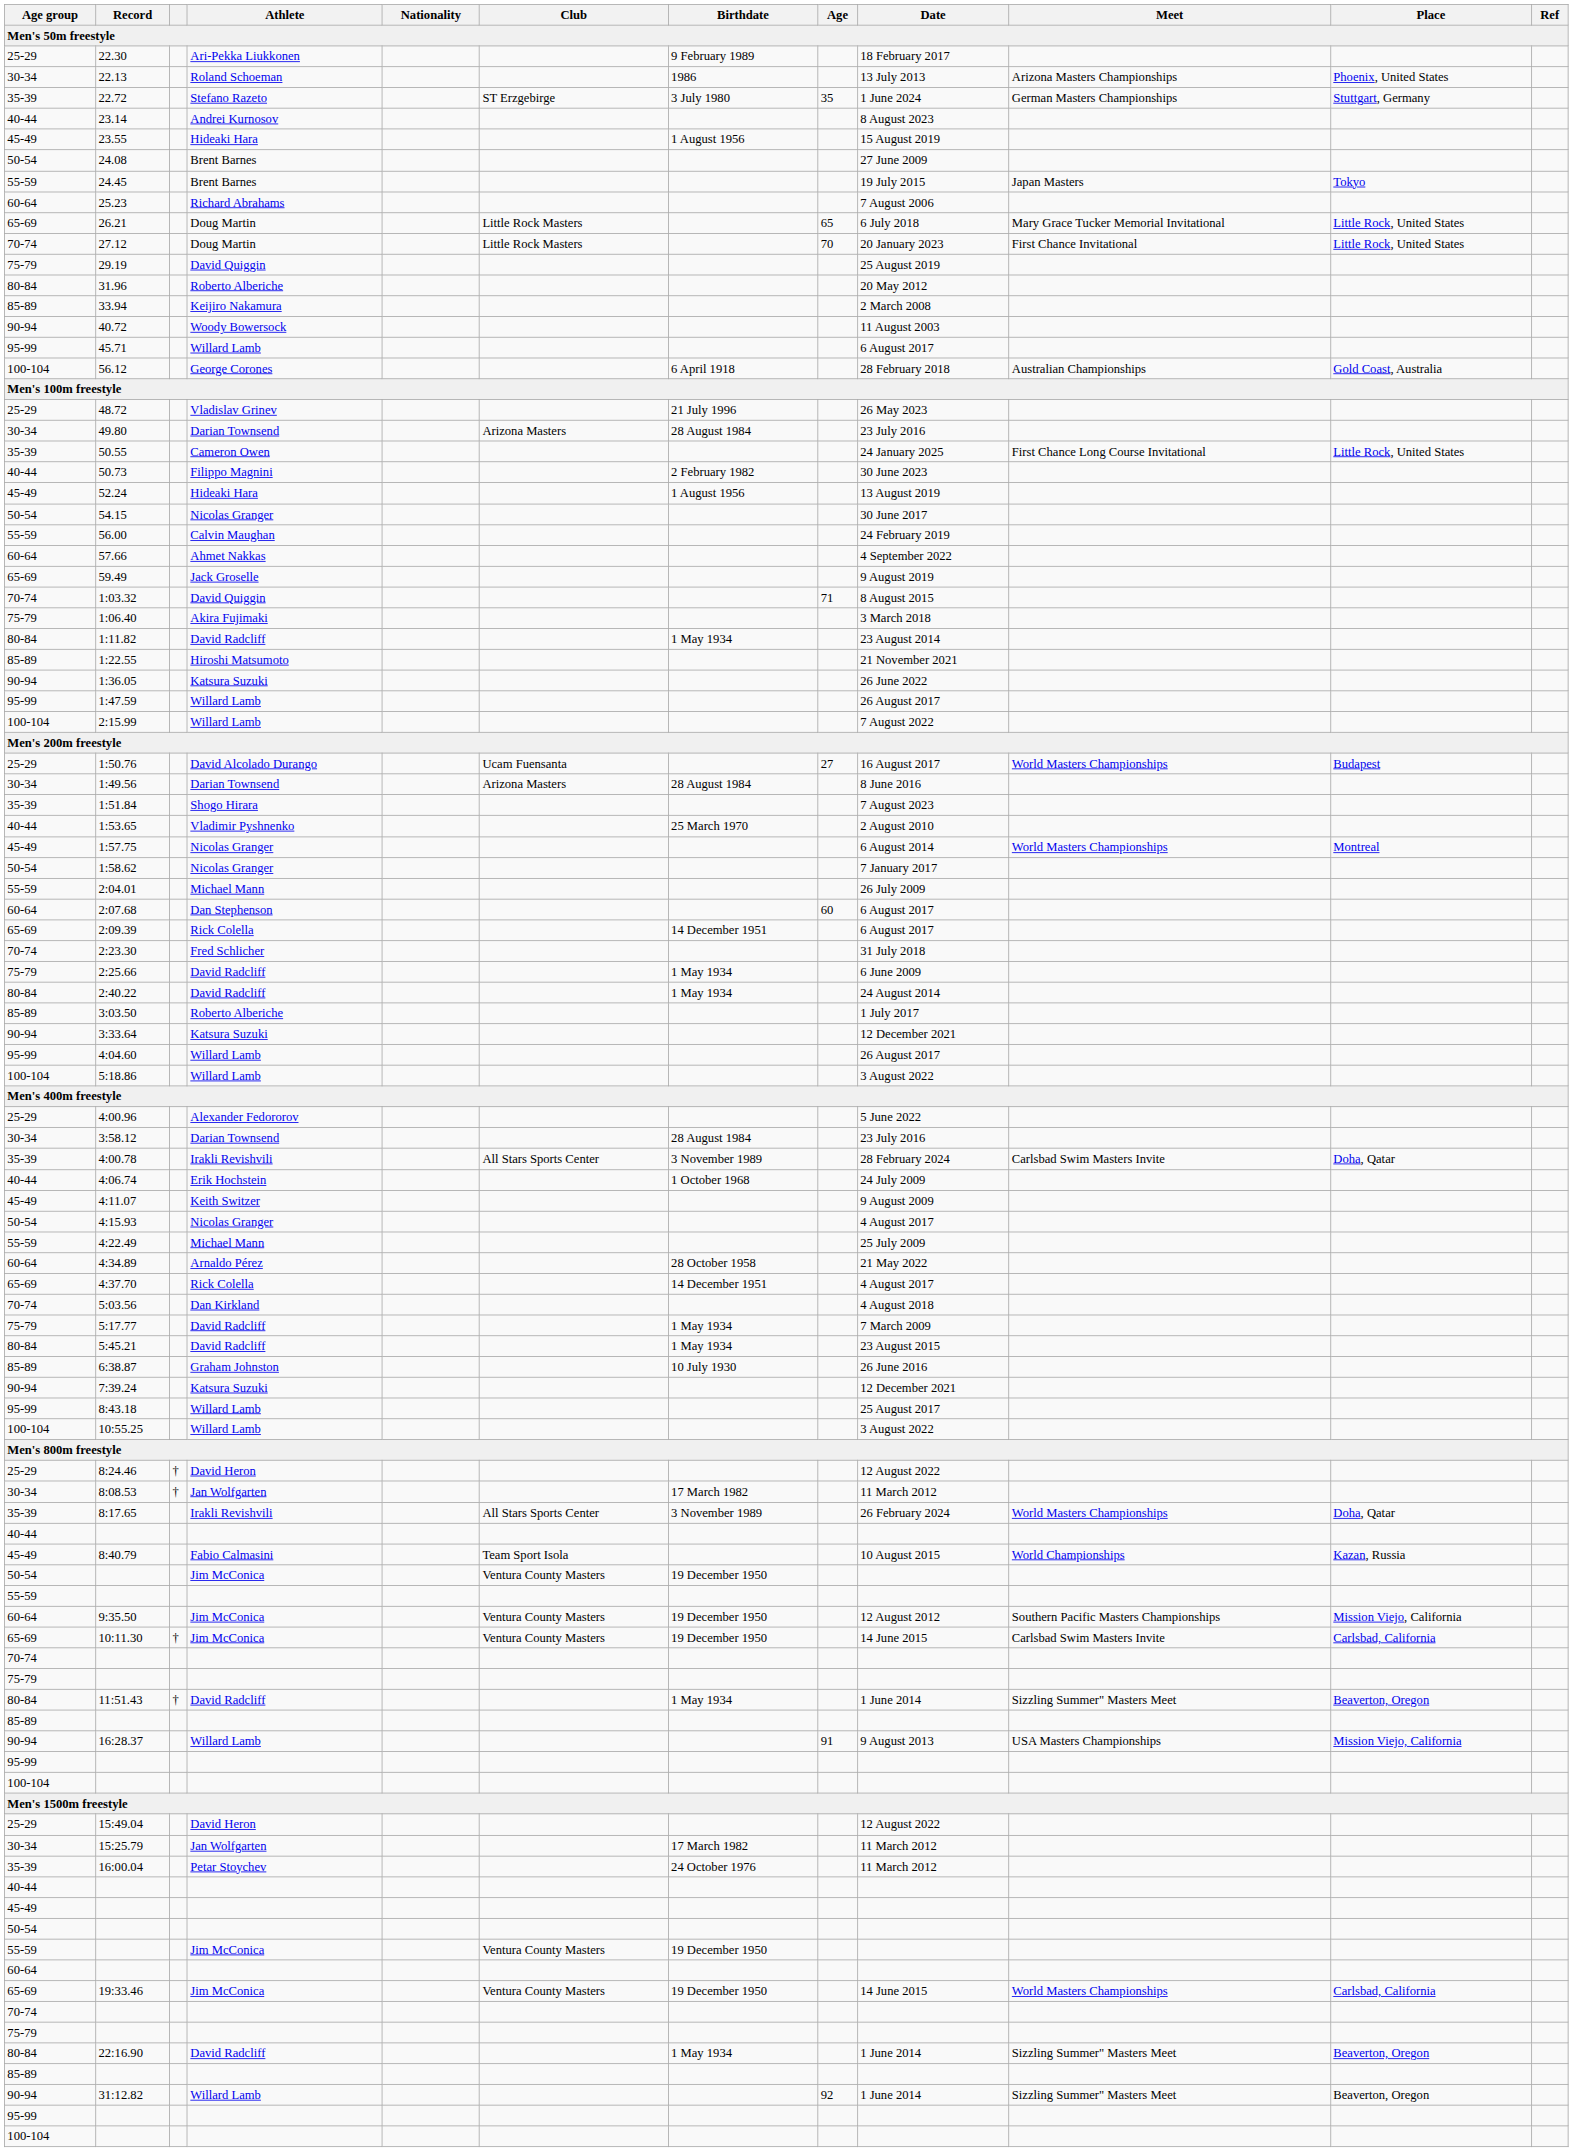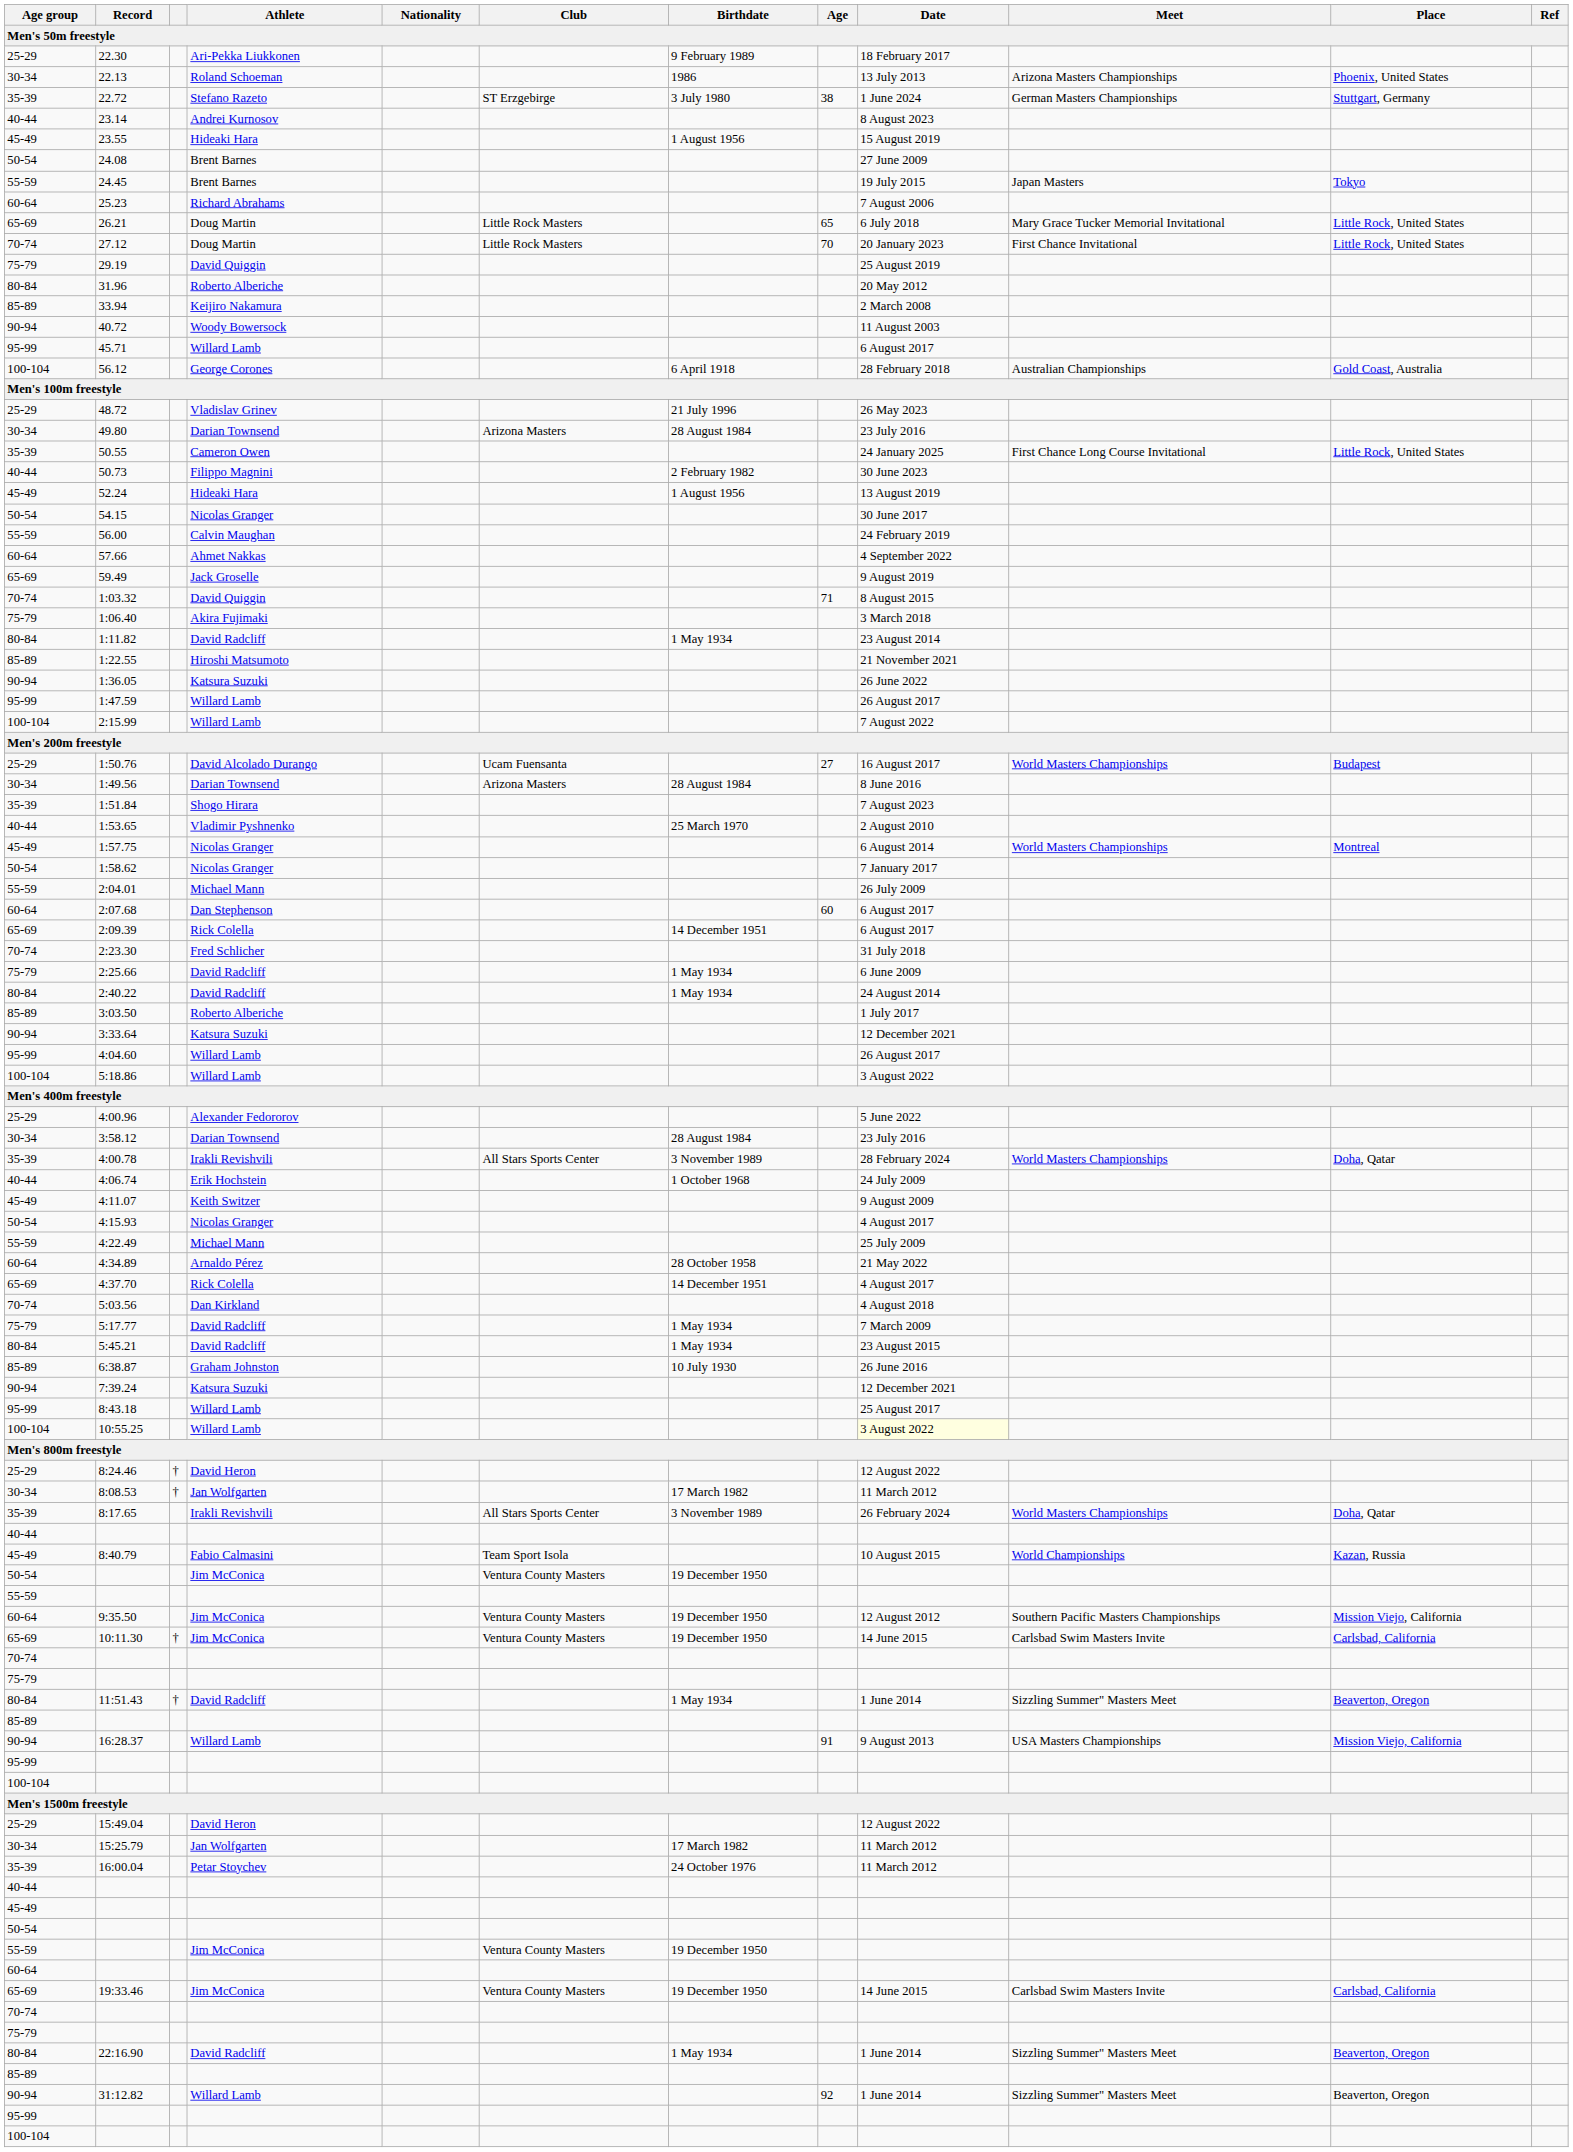(827, 98) 35 -> (827, 98) 38
(1088, 1159) Carlsbad Swim Masters Invite -> (1090, 1159) World Masters Championships
(897, 1429) no background -> (897, 1429) lightyellow background
(1090, 1991) World Masters Championships -> (1088, 1991) Carlsbad Swim Masters Invite
